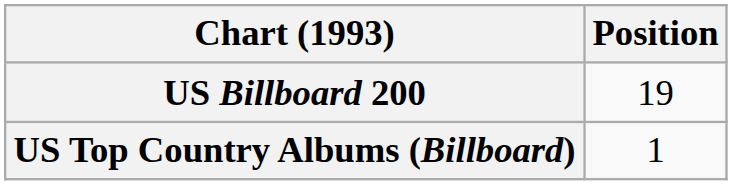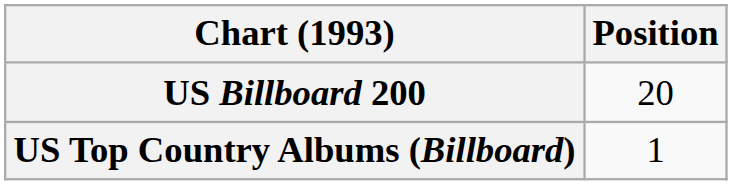(656, 91) 19 -> (656, 91) 20
